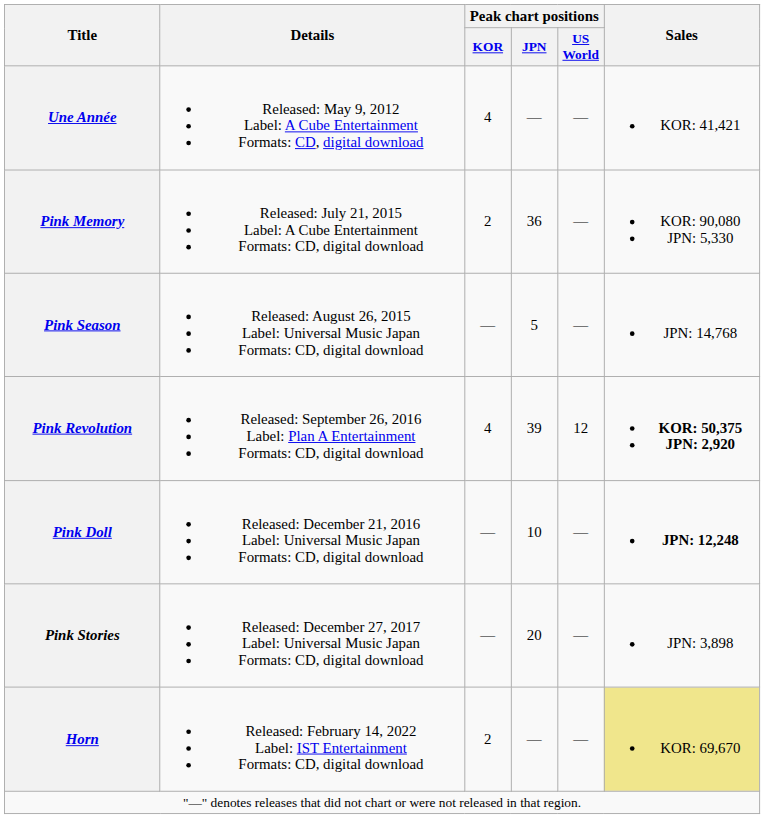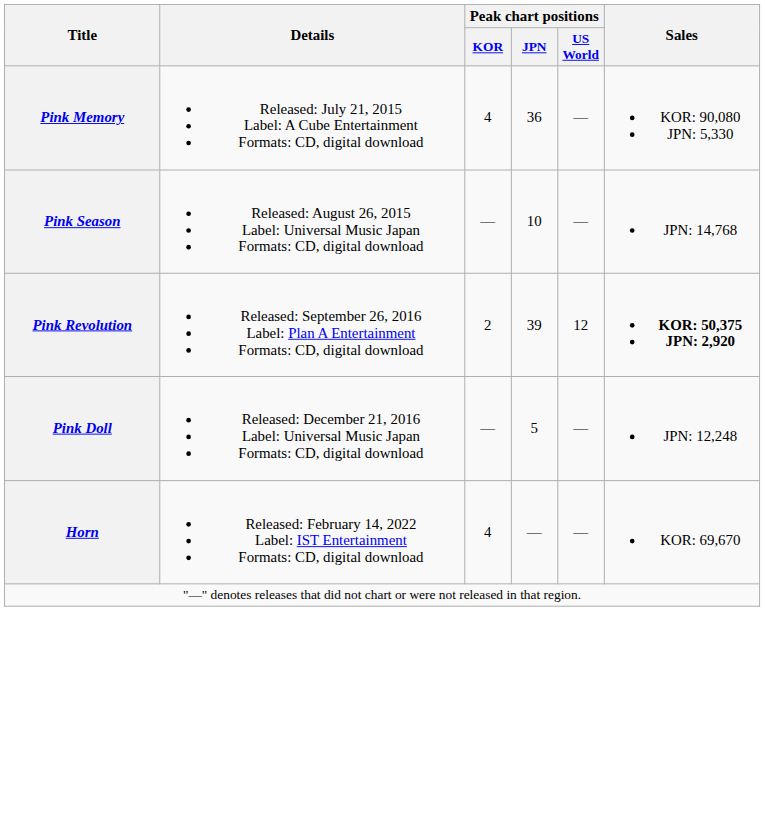- row: (82, 117)
(488, 221) 2 -> (488, 117) 4
(534, 324) 5 -> (534, 221) 10
(488, 428) 4 -> (488, 324) 2
(534, 532) 10 -> (534, 428) 5
(682, 540) bold -> (682, 437) normal
- row: (82, 635)
(488, 739) 2 -> (488, 532) 4
(682, 748) khaki background -> (682, 540) no background
